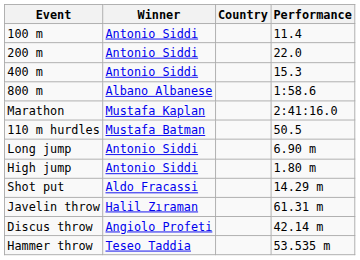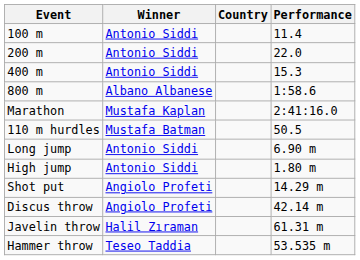(152, 188) Aldo Fracassi -> (159, 188) Angiolo Profeti
rows swapped: (50, 226) <-> (54, 207)
